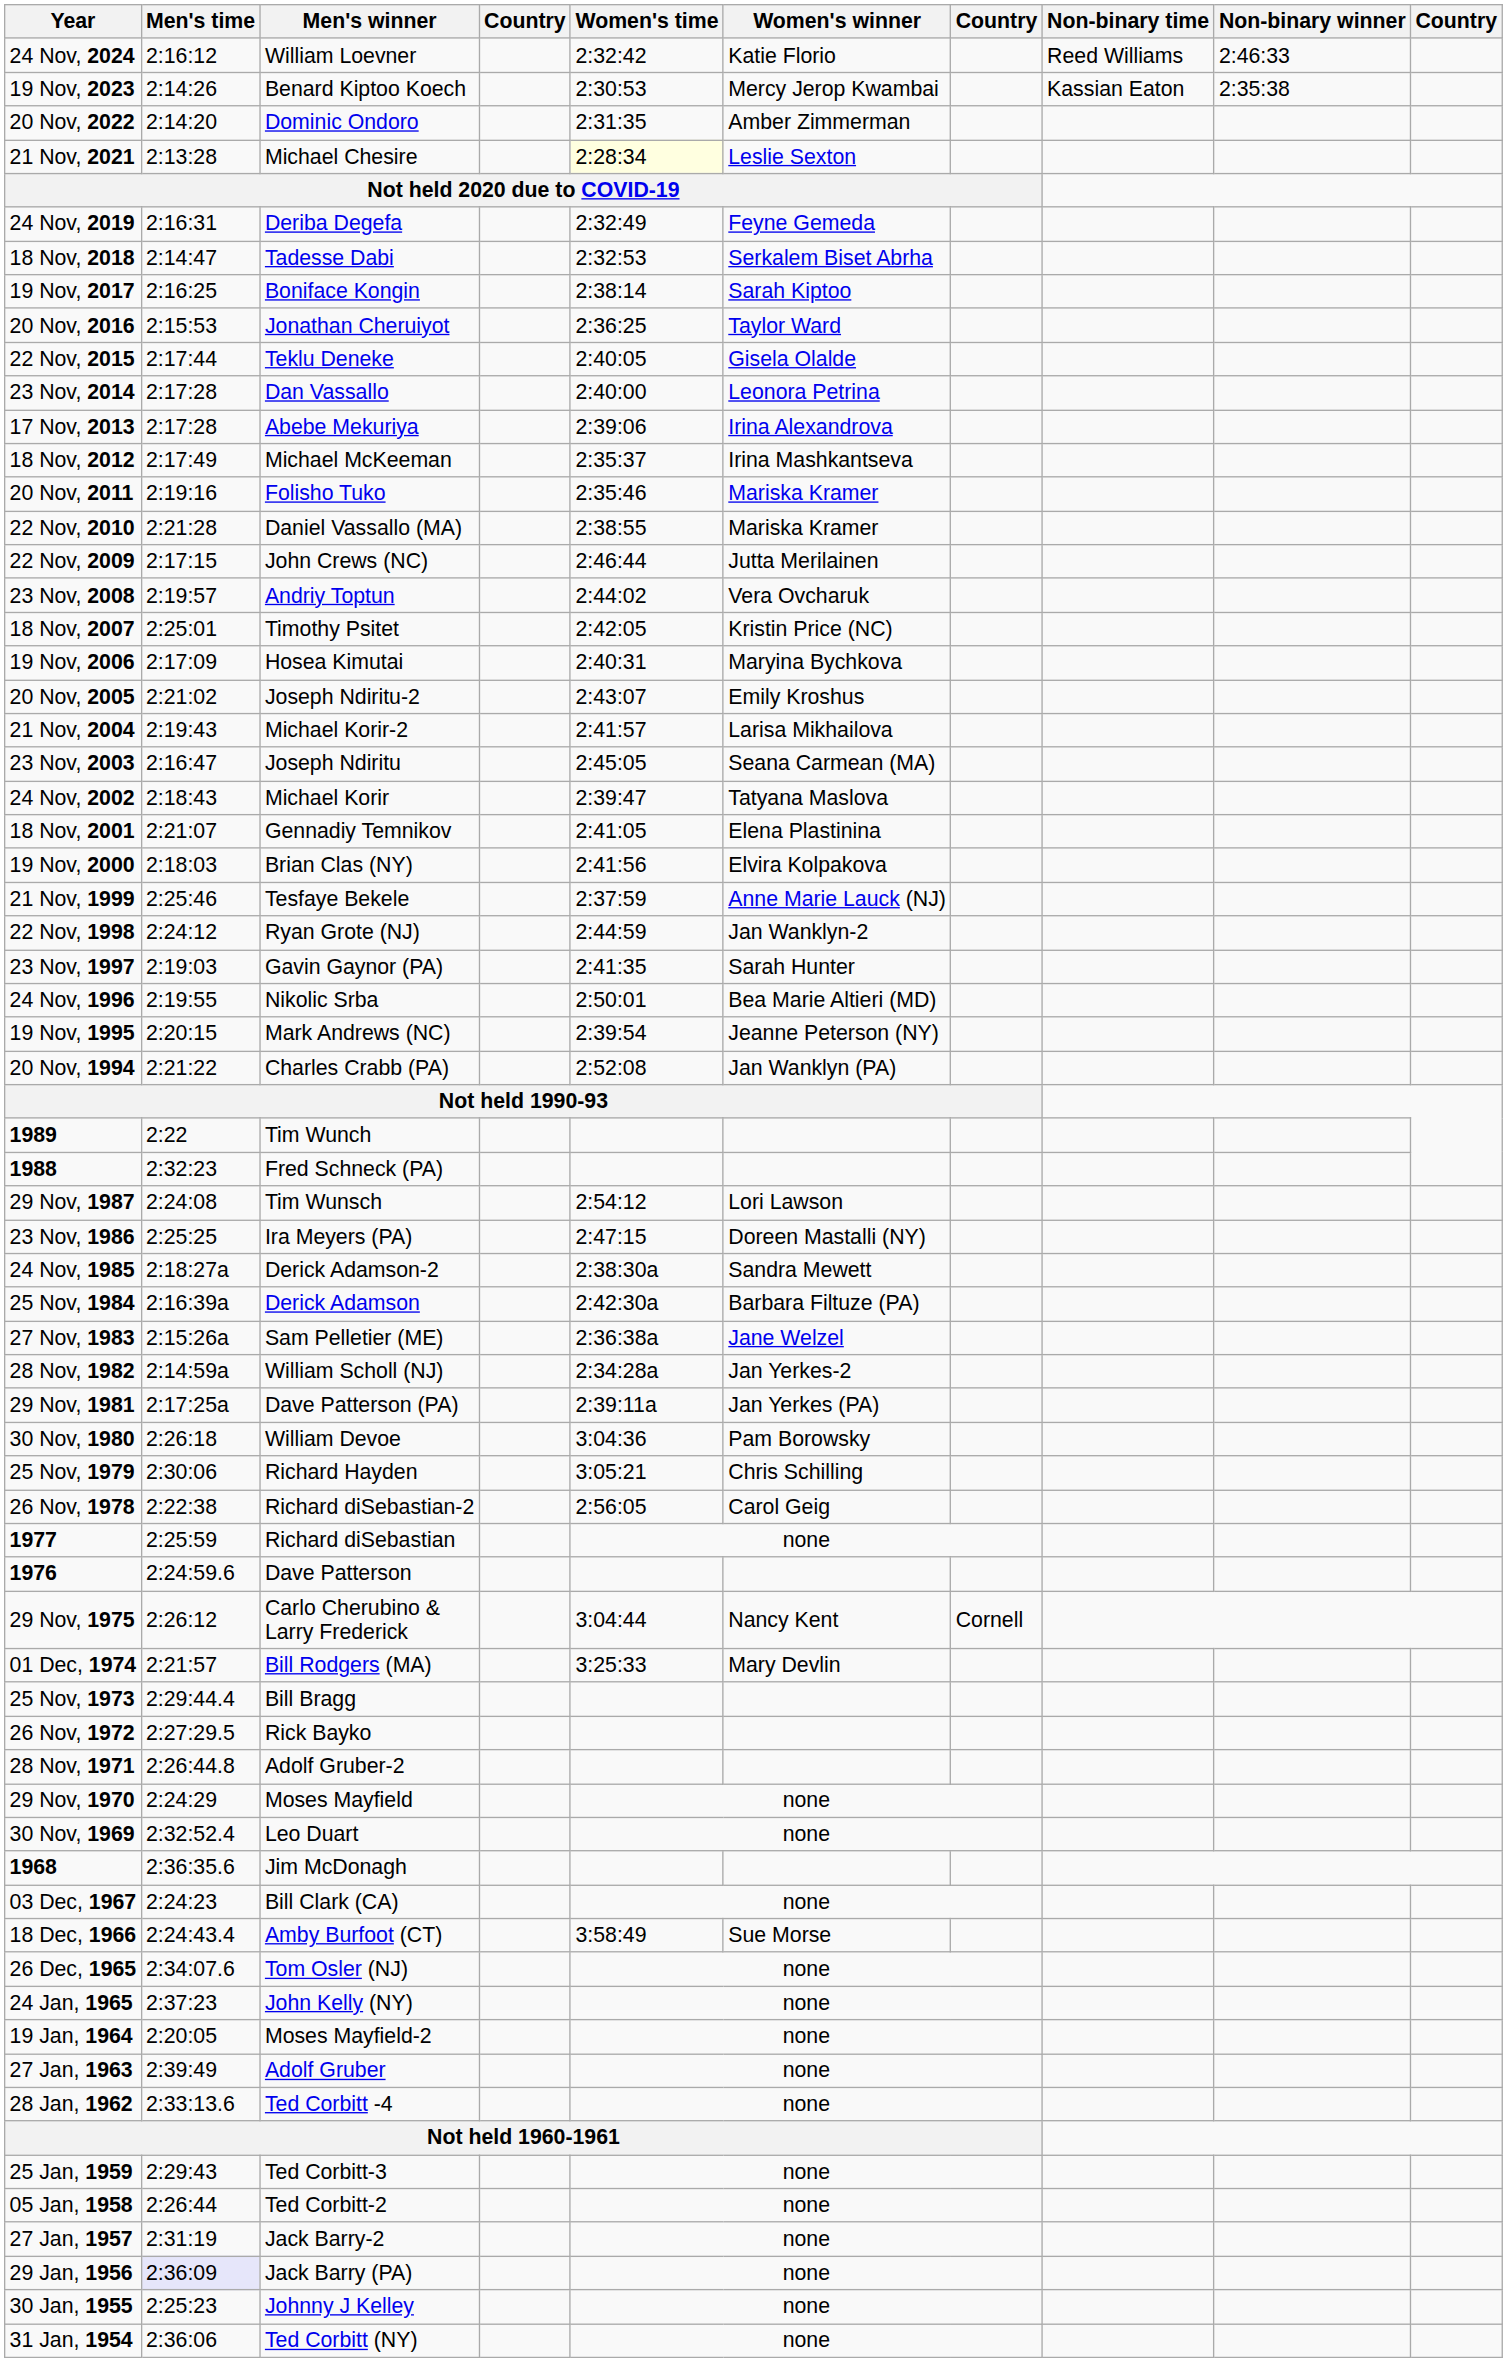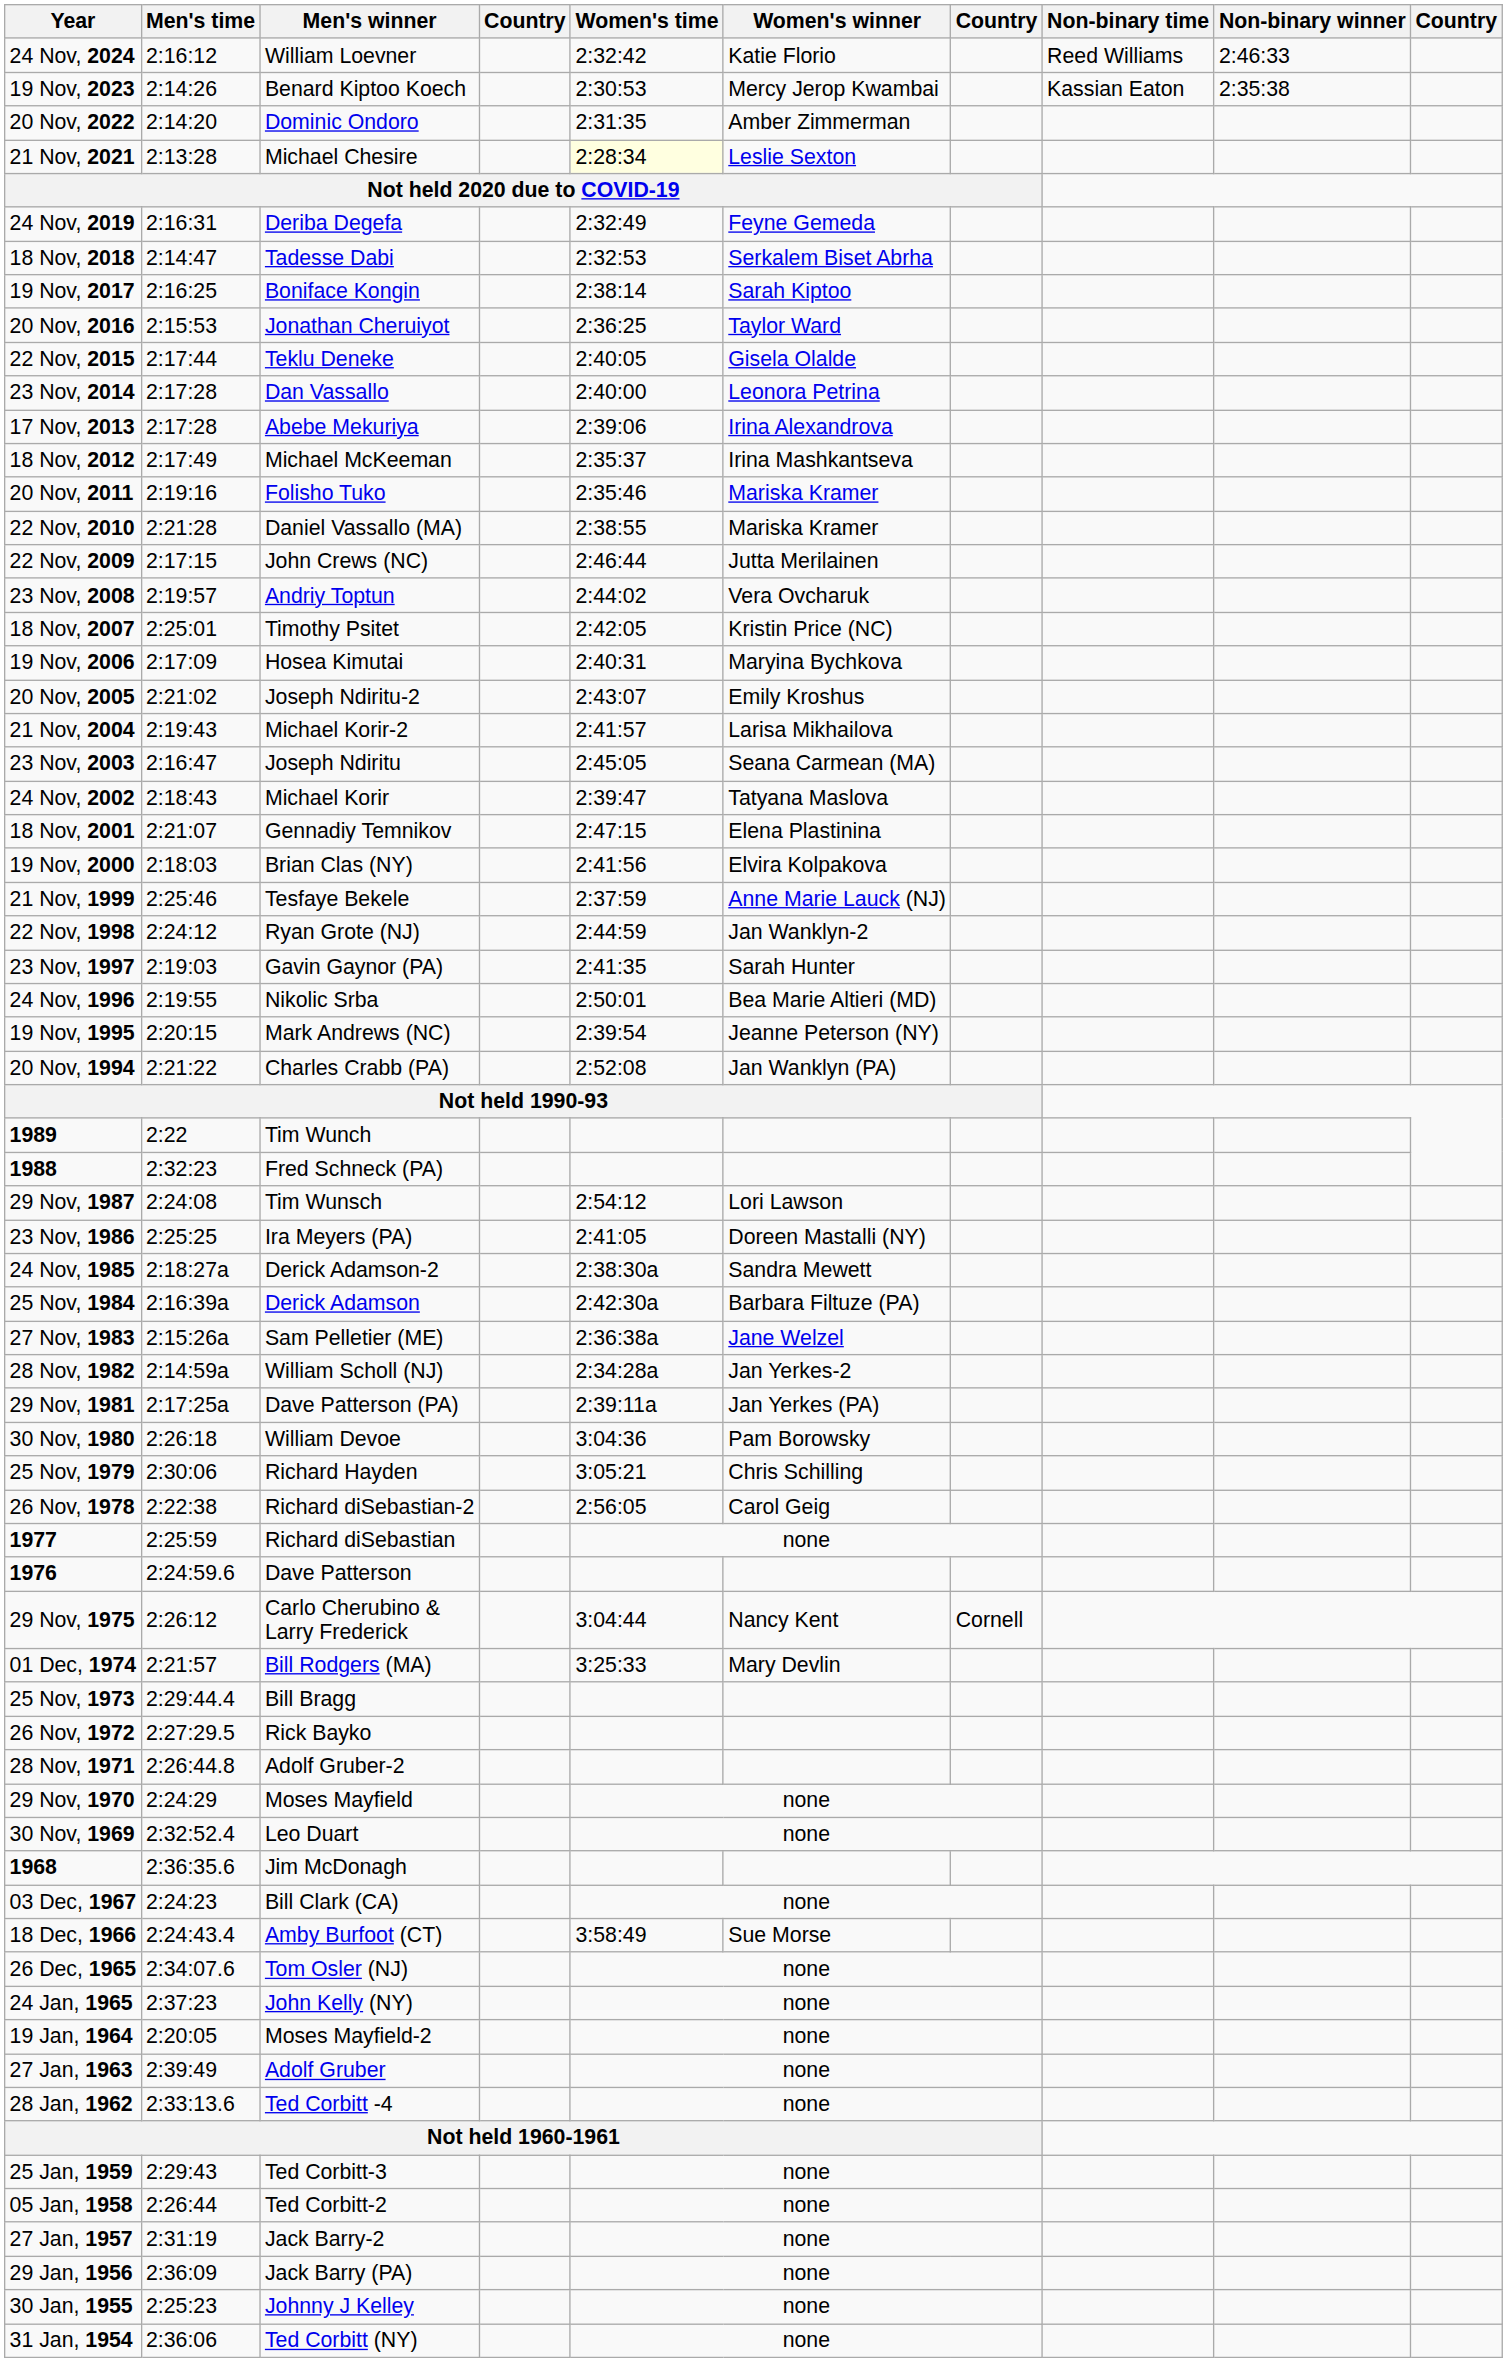(611, 831) 2:41:05 -> (611, 831) 2:47:15
(611, 1236) 2:47:15 -> (611, 1236) 2:41:05
(181, 2272) lavender background -> (181, 2272) no background
